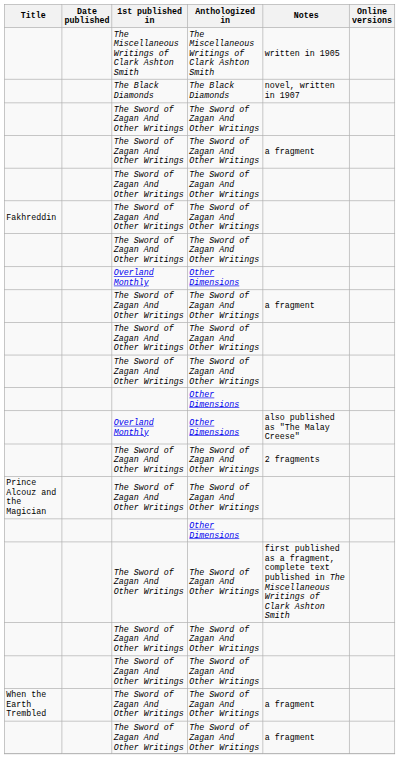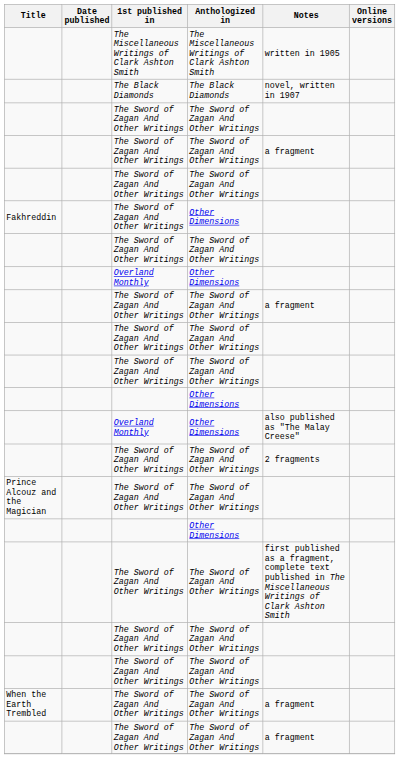(224, 217) The Sword of Zagan And Other Writings -> (214, 217) Other Dimensions
